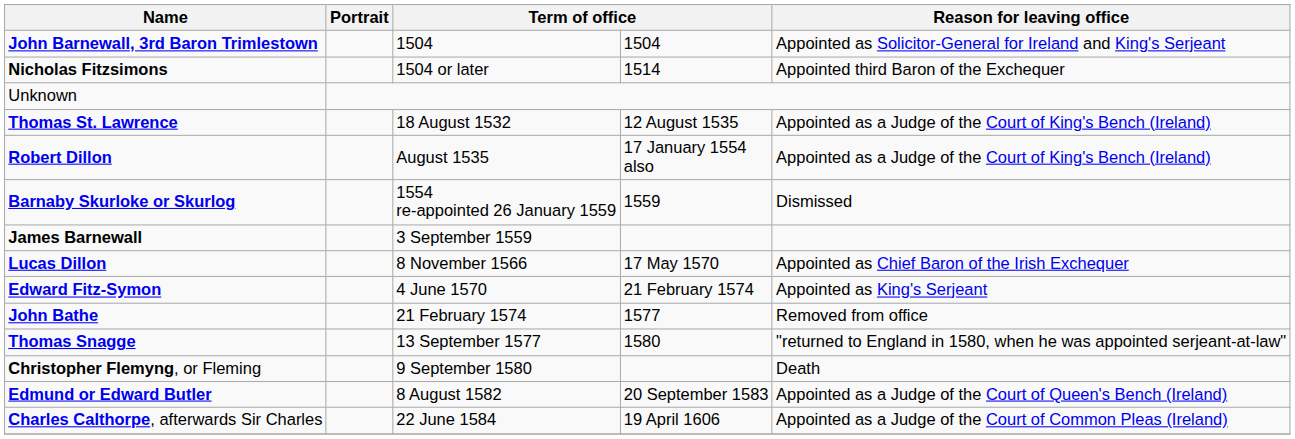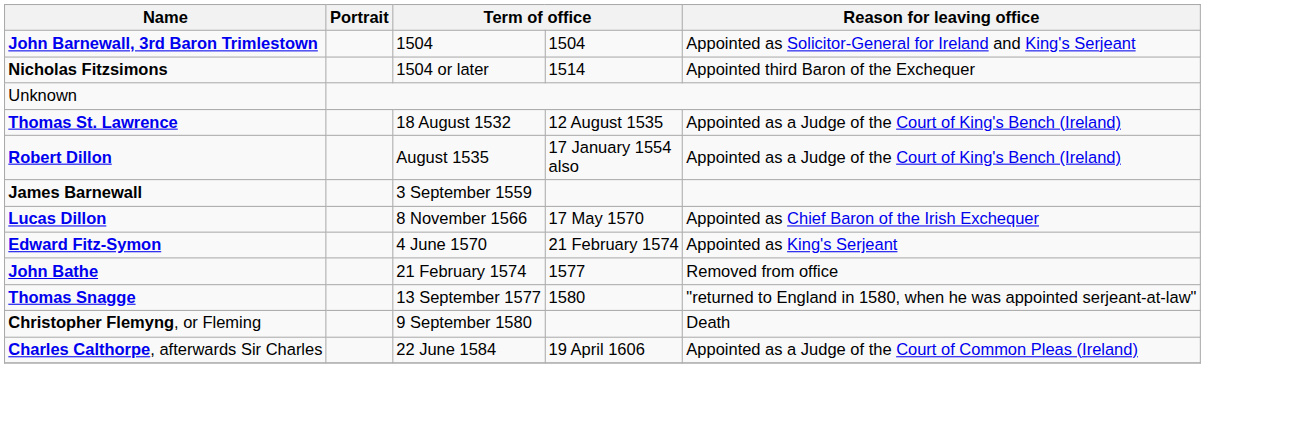- row: (122, 202)
- row: (110, 394)
